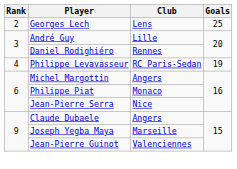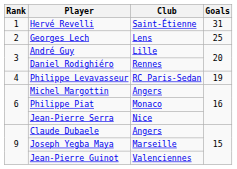+ row: (62, 24)
